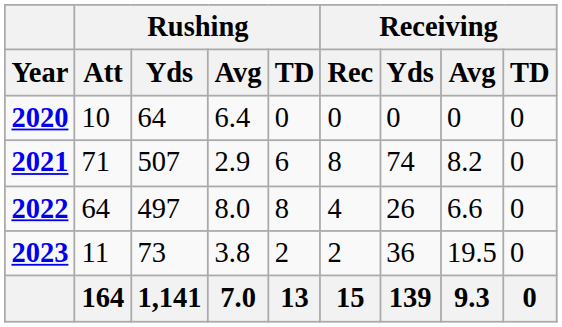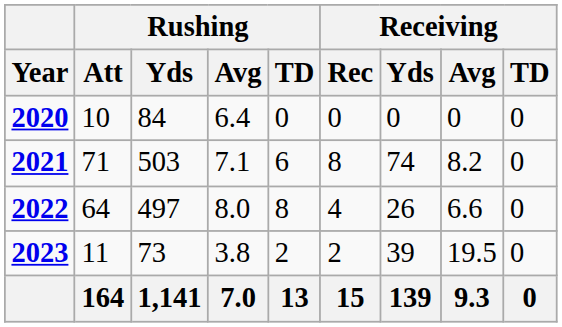(152, 117) 64 -> (152, 117) 84
(159, 162) 507 -> (159, 162) 503
(232, 162) 2.9 -> (232, 162) 7.1
(401, 252) 36 -> (401, 252) 39
